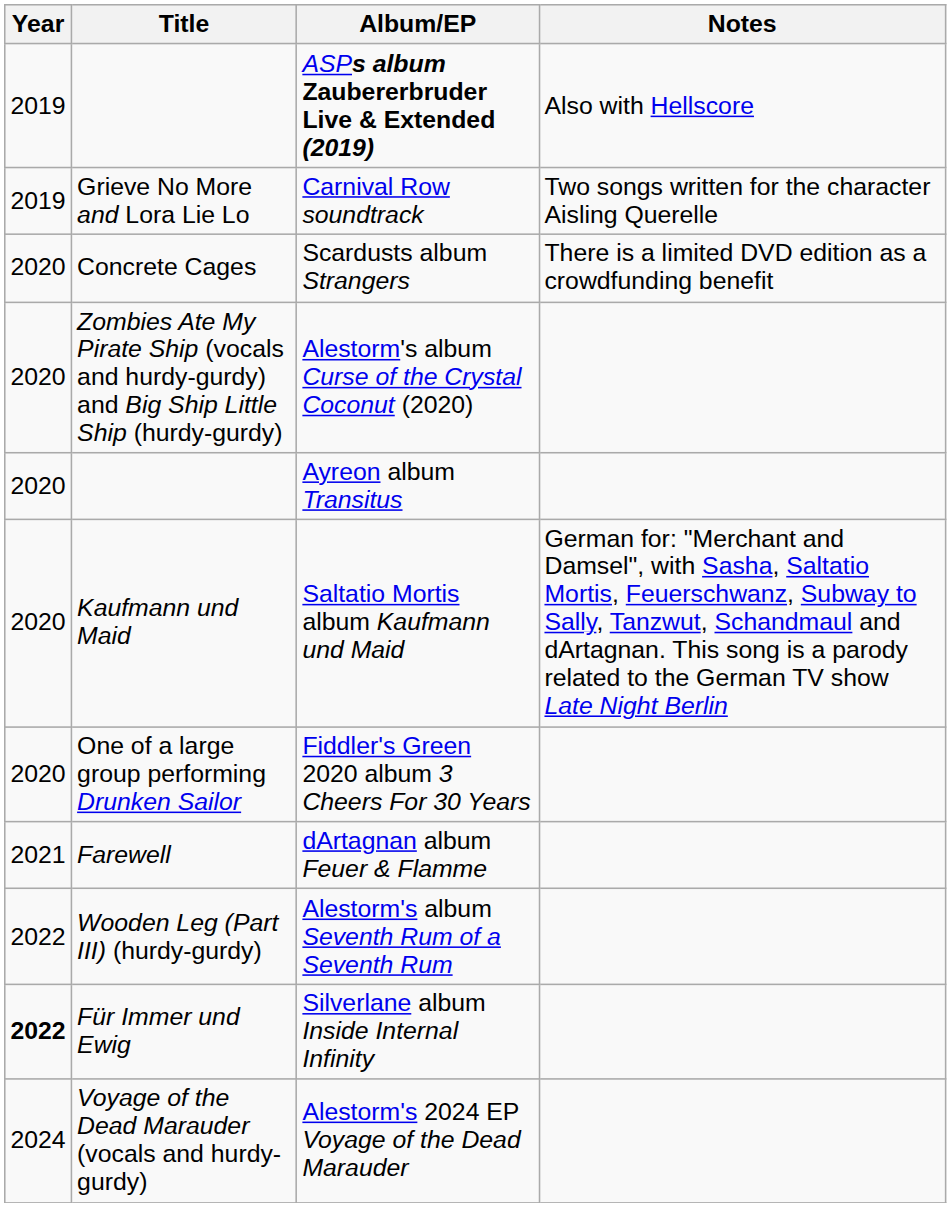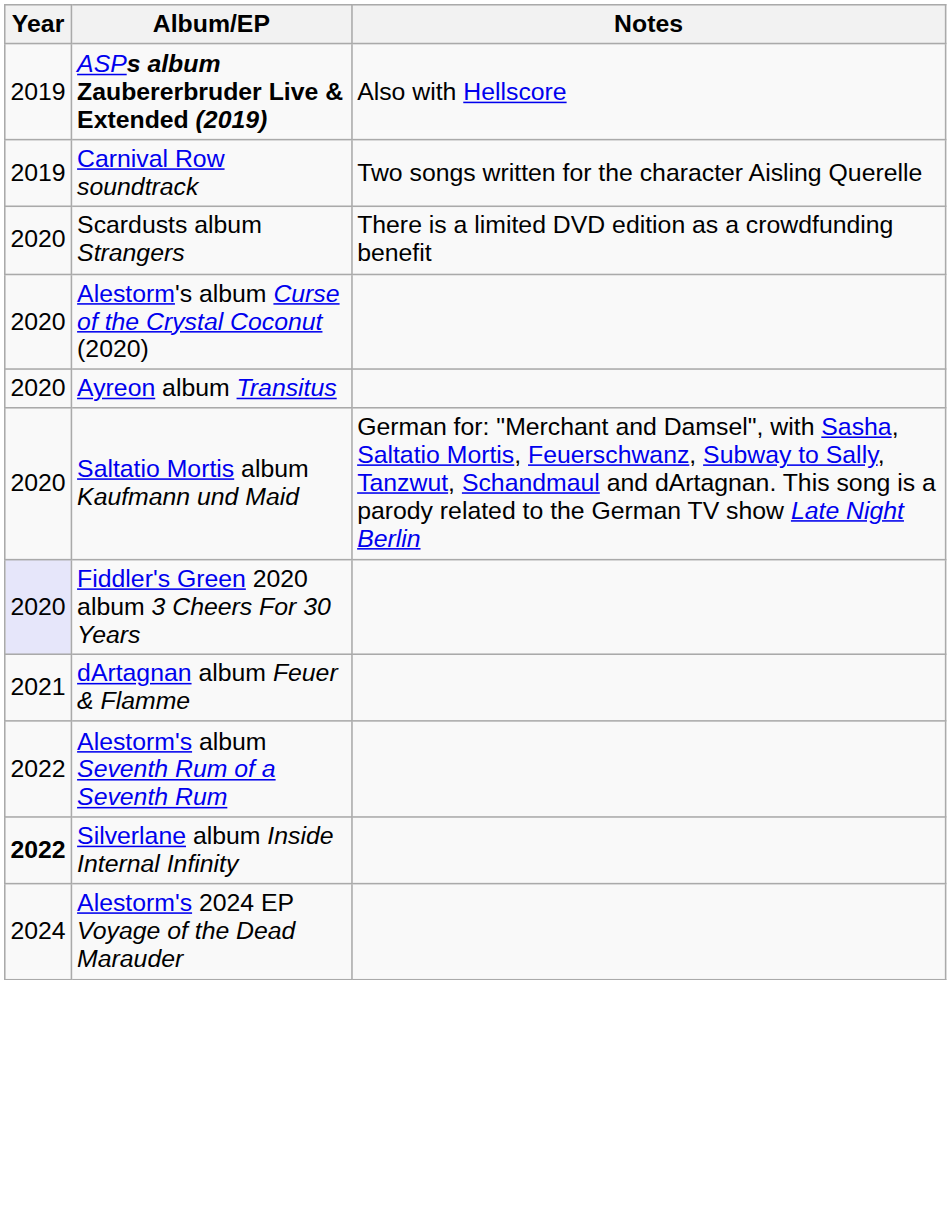- column: (184, 24)
(38, 773) no background -> (38, 606) lavender background
